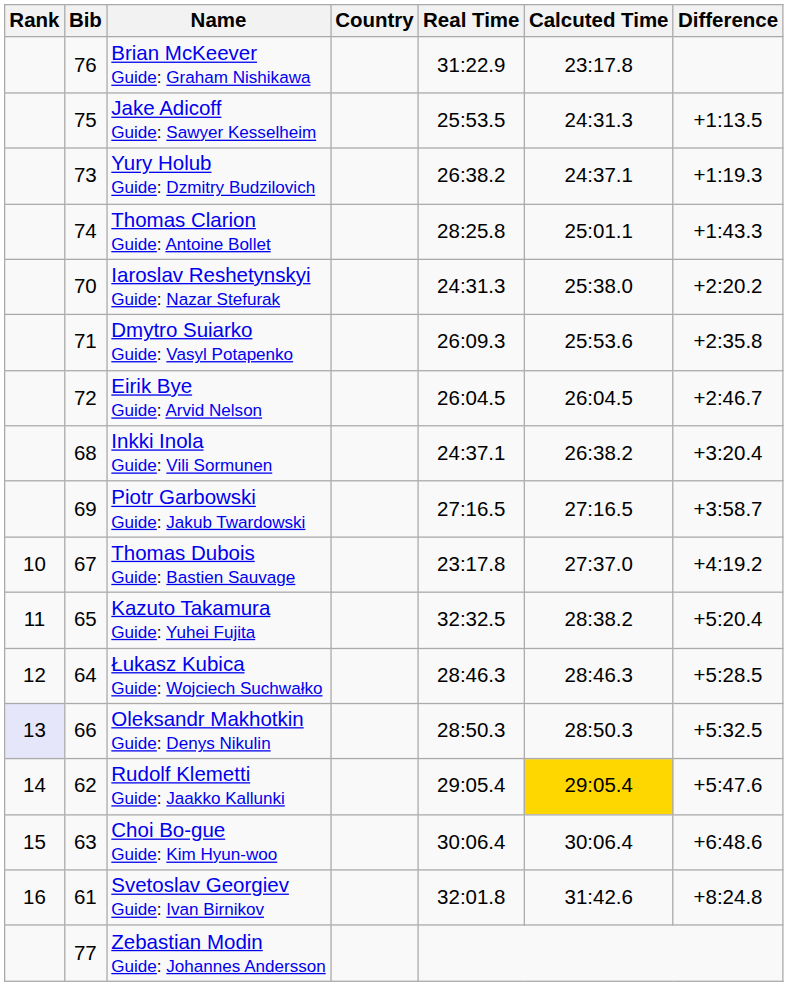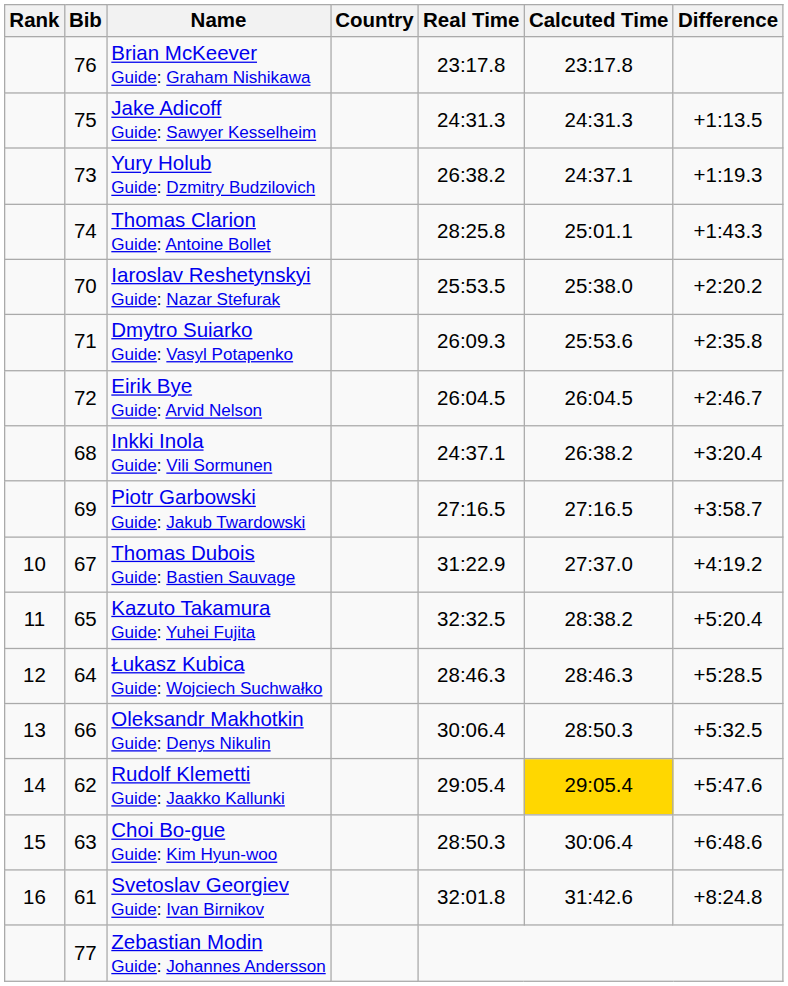(471, 64) 31:22.9 -> (471, 64) 23:17.8
(471, 120) 25:53.5 -> (471, 120) 24:31.3
(471, 286) 24:31.3 -> (471, 286) 25:53.5
(471, 564) 23:17.8 -> (471, 564) 31:22.9
(34, 730) lavender background -> (34, 730) no background
(471, 730) 28:50.3 -> (471, 730) 30:06.4
(471, 842) 30:06.4 -> (471, 842) 28:50.3
